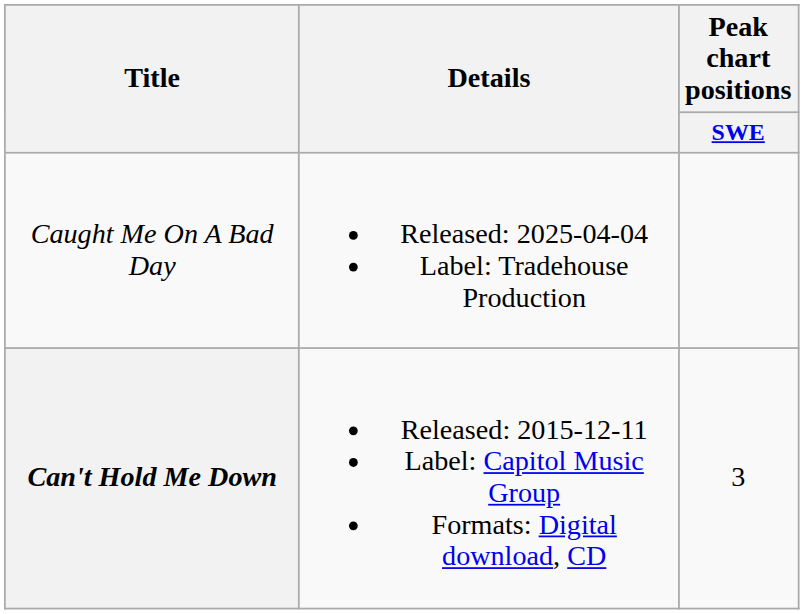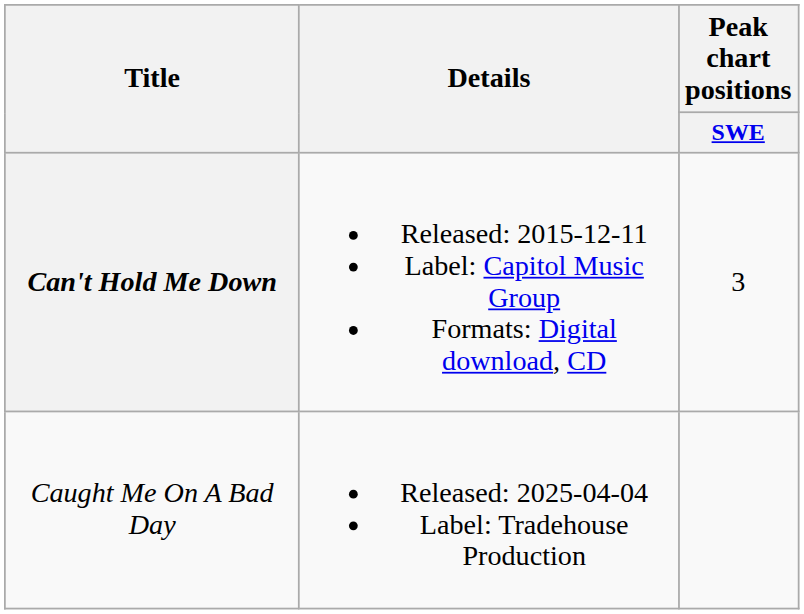rows swapped: (152, 477) <-> (152, 250)
